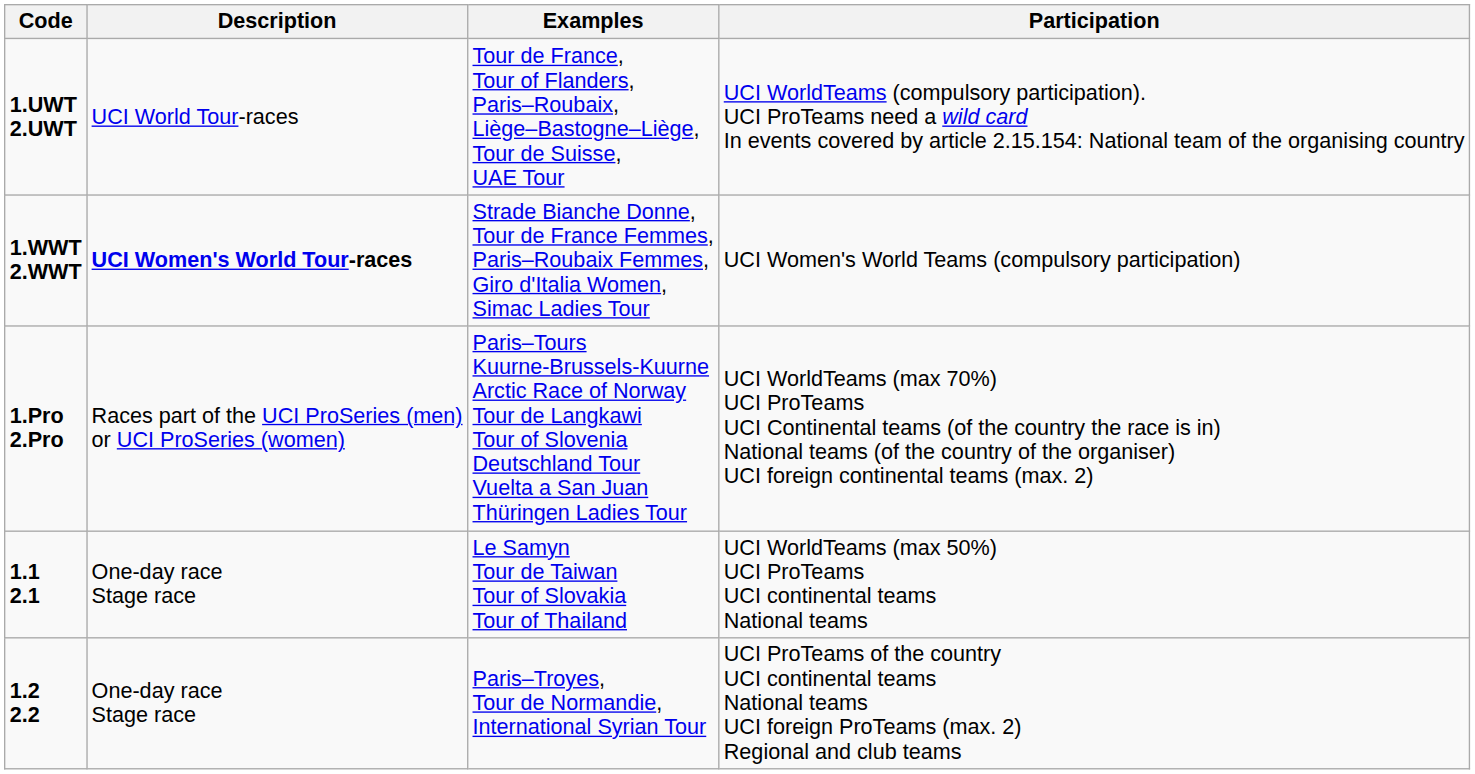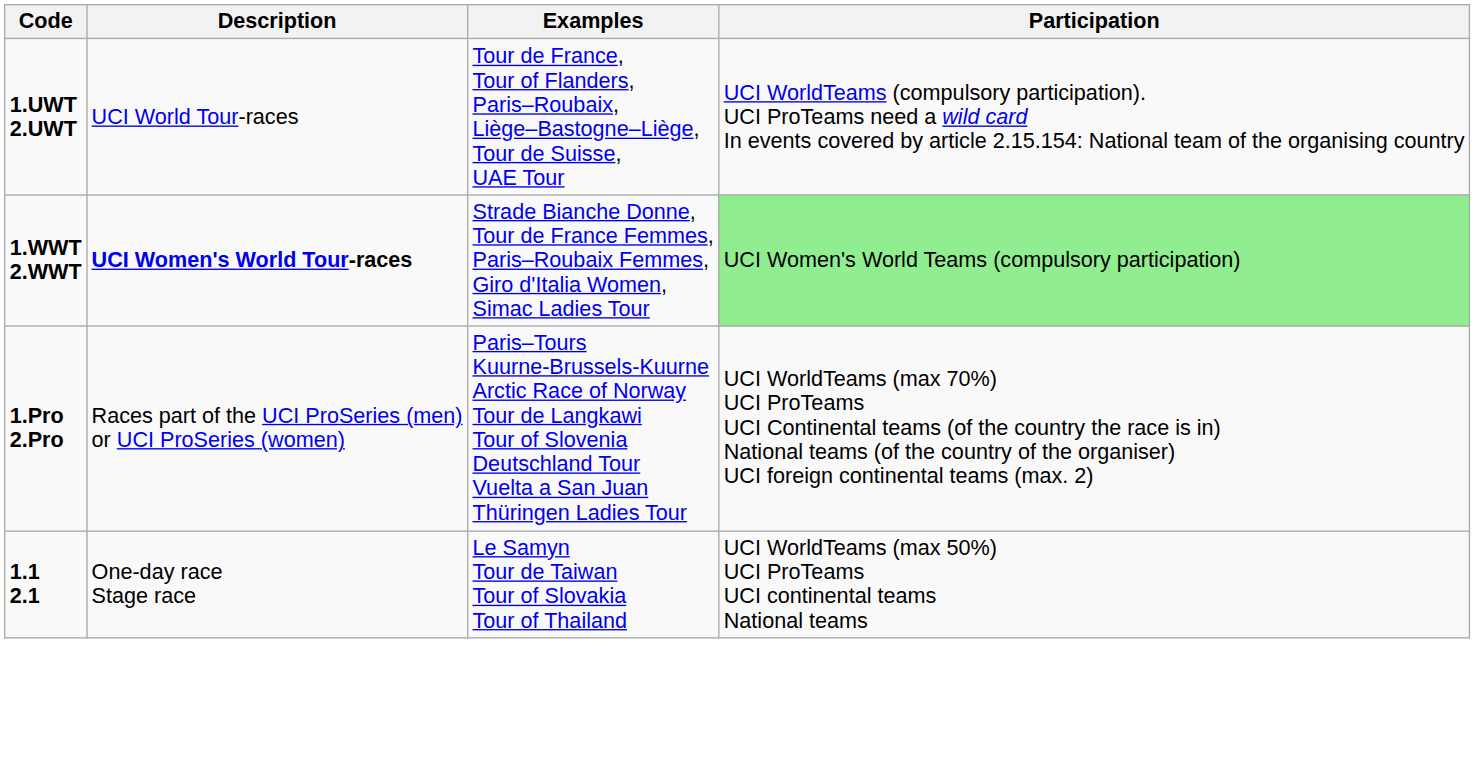(982, 260) no background -> (982, 260) lightgreen background
- row: (25, 703)
